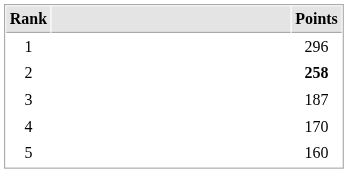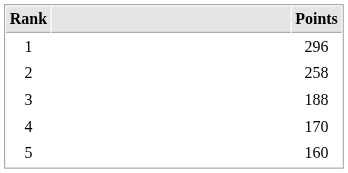(317, 73) bold -> (317, 73) normal
(317, 100) 187 -> (317, 100) 188
